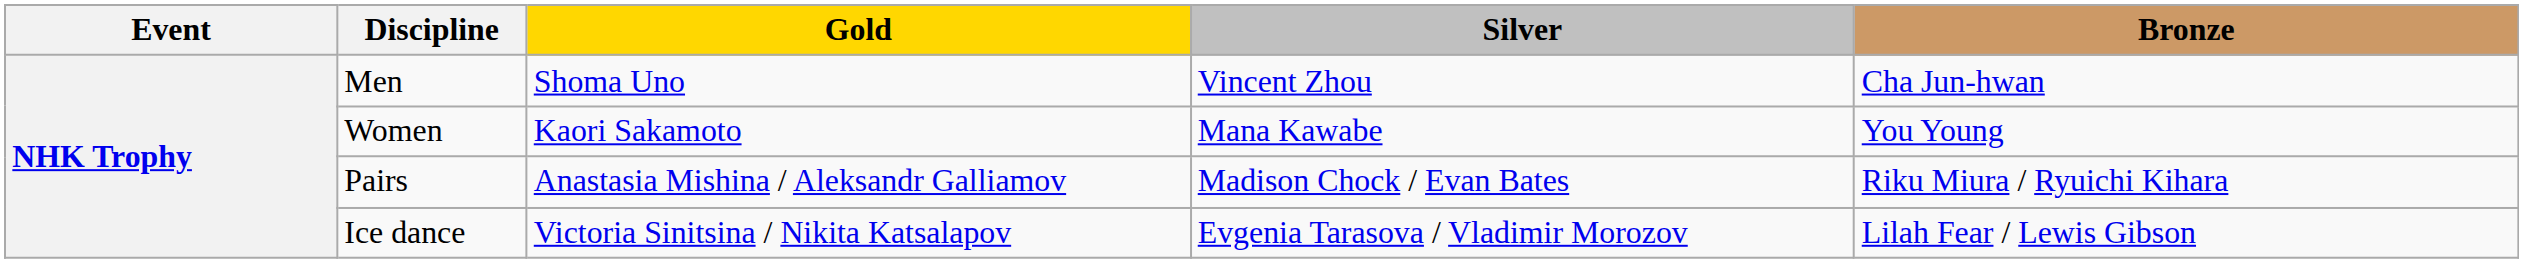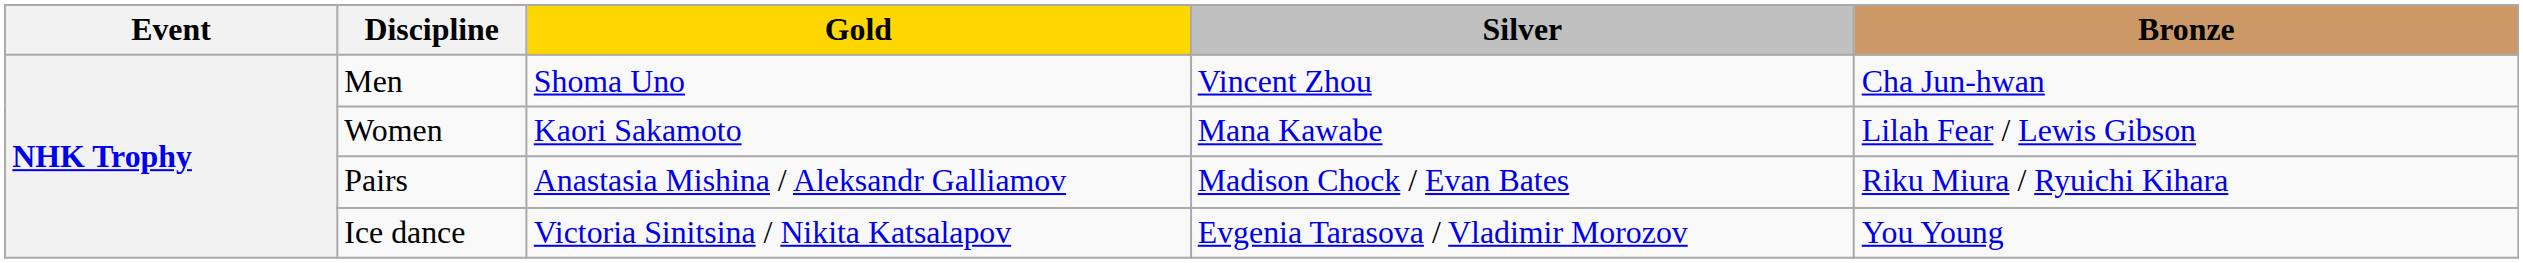(1933, 130) You Young -> (2029, 130) Lilah Fear / Lewis Gibson
(2029, 231) Lilah Fear / Lewis Gibson -> (1933, 231) You Young
